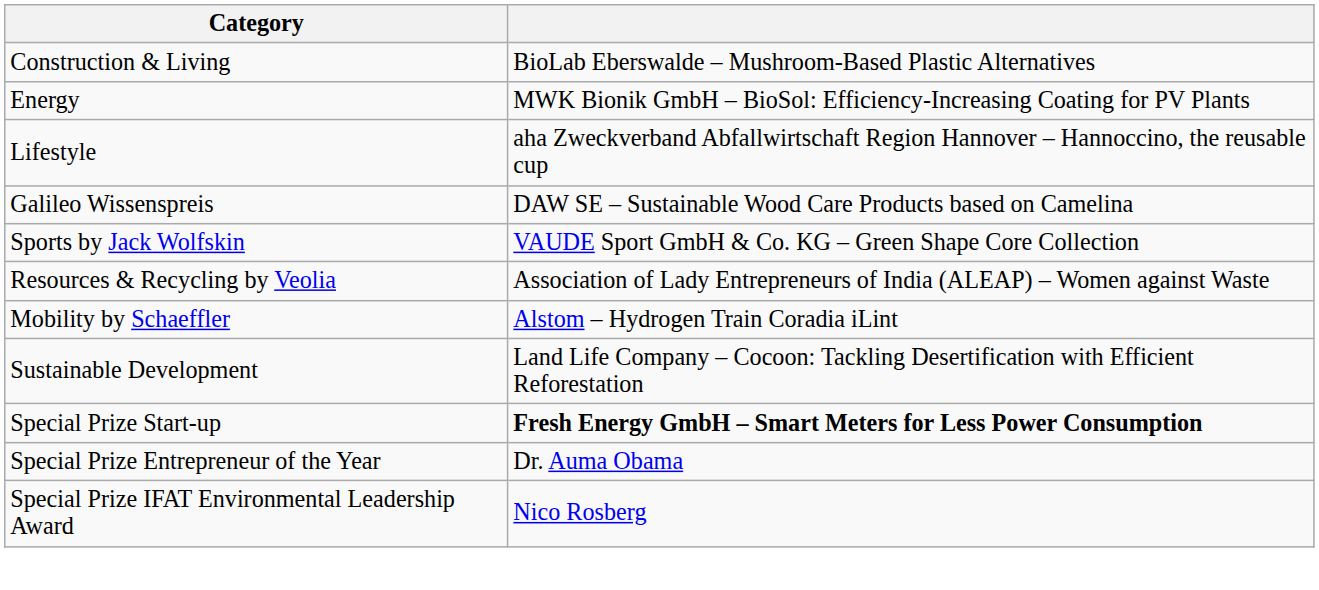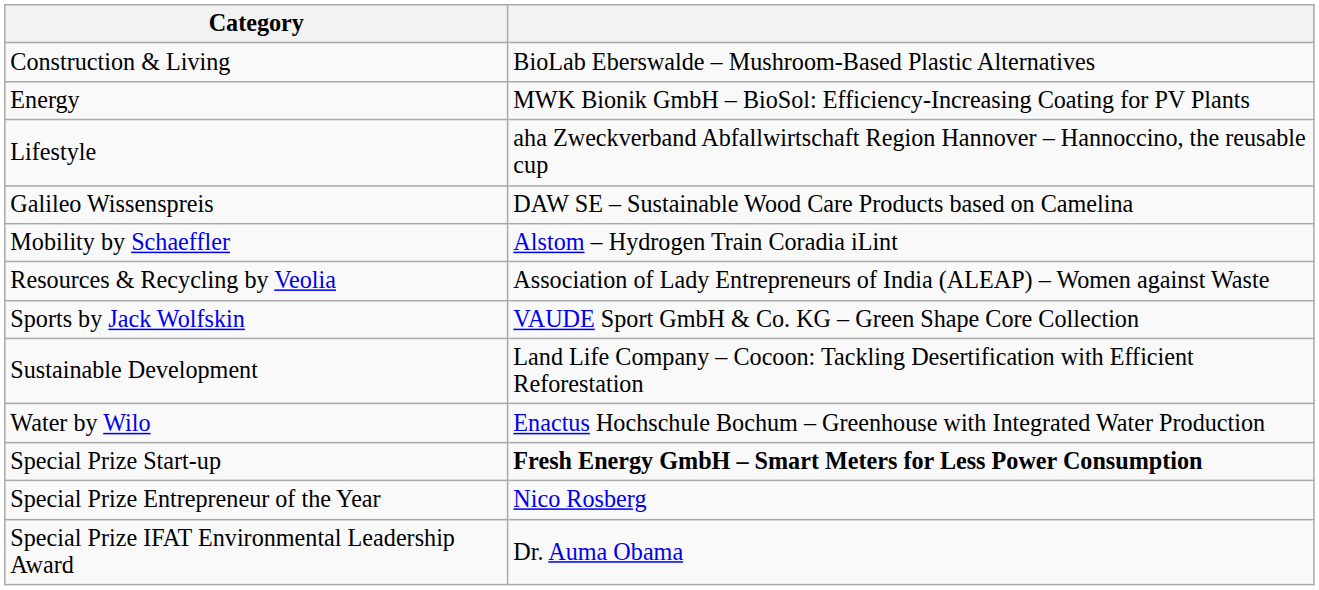rows swapped: (120, 319) <-> (128, 242)
+ row: (80, 422)
(598, 461) Dr. Auma Obama -> (580, 499) Nico Rosberg
(580, 513) Nico Rosberg -> (598, 551) Dr. Auma Obama
